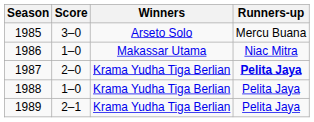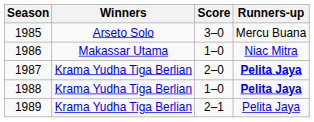columns swapped: (162, 13) <-> (71, 13)
(271, 88) normal -> (271, 88) bold
